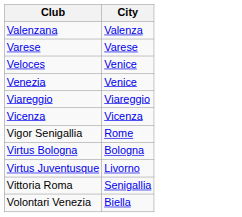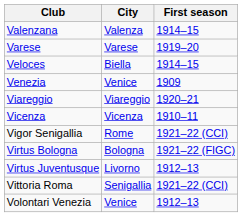+ column: (196, 13)
(121, 64) Venice -> (118, 64) Biella
(118, 202) Biella -> (121, 202) Venice
